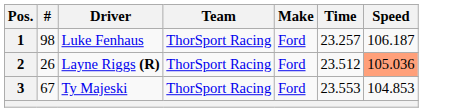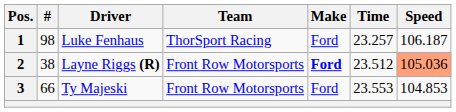(47, 64) 26 -> (47, 64) 38
(219, 64) ThorSport Racing -> (235, 64) Front Row Motorsports
(292, 64) normal -> (326, 64) bold
(47, 88) 67 -> (47, 88) 66
(219, 88) ThorSport Racing -> (235, 88) Front Row Motorsports
